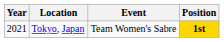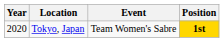(17, 29) 2021 -> (17, 29) 2020
